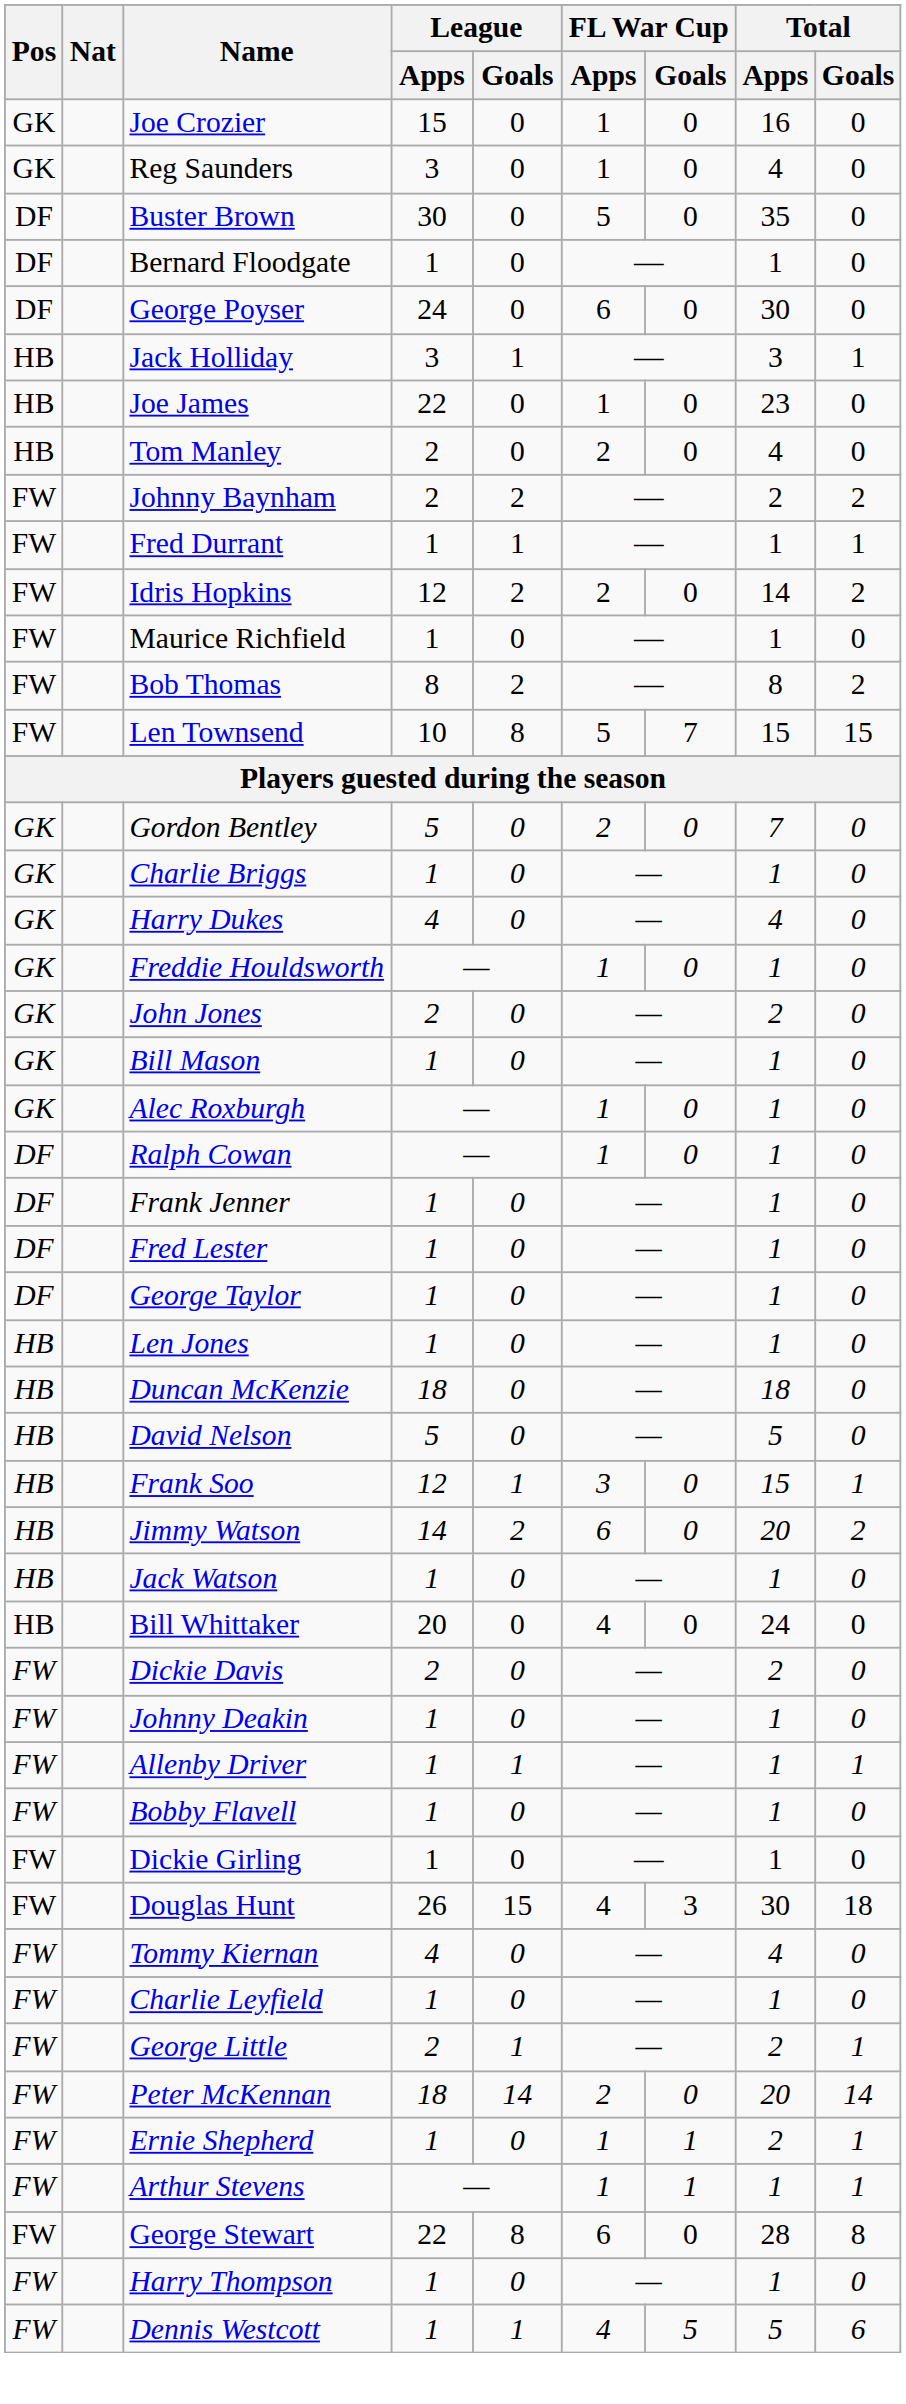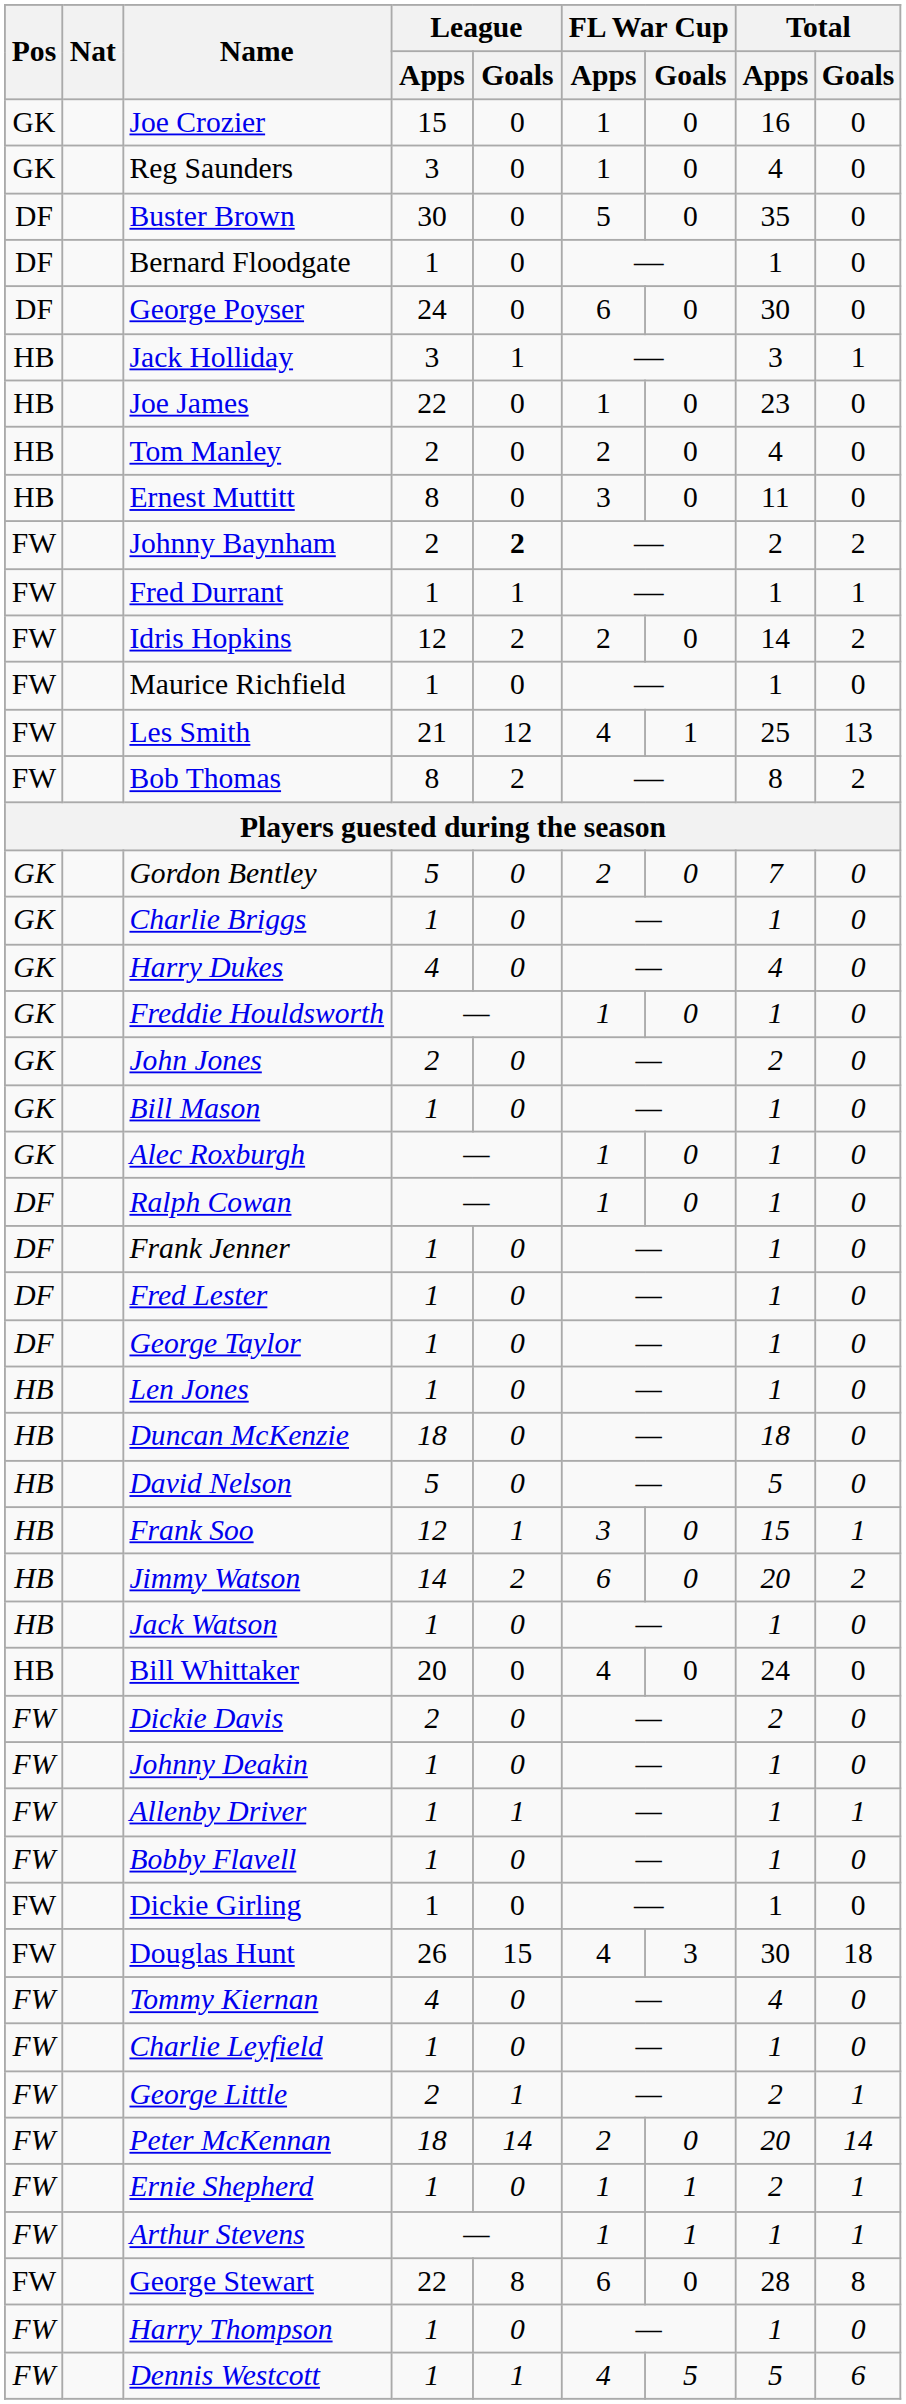+ row: (212, 497)
(517, 497) normal -> (517, 544) bold
+ row: (190, 732)
- row: (217, 732)
